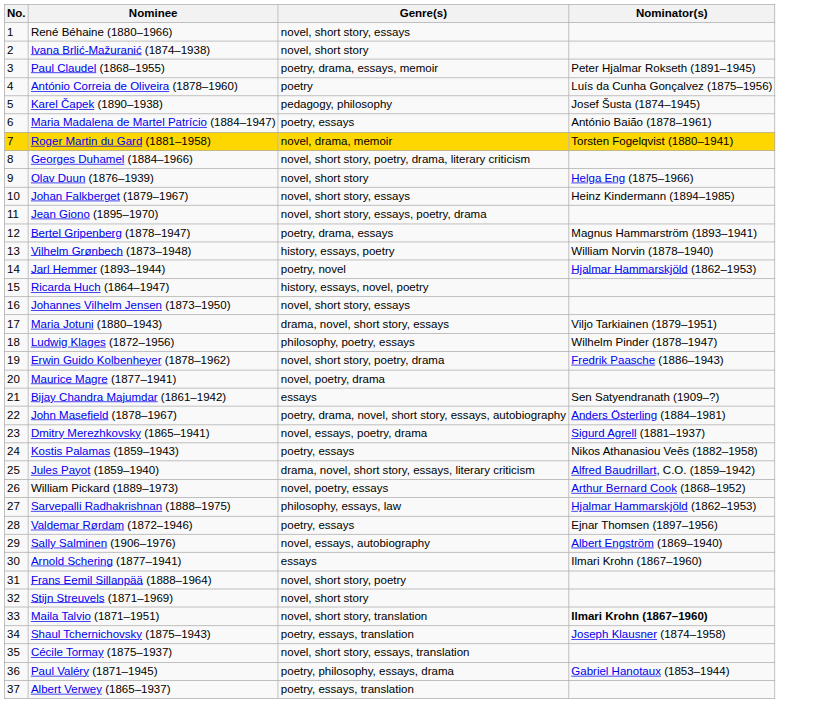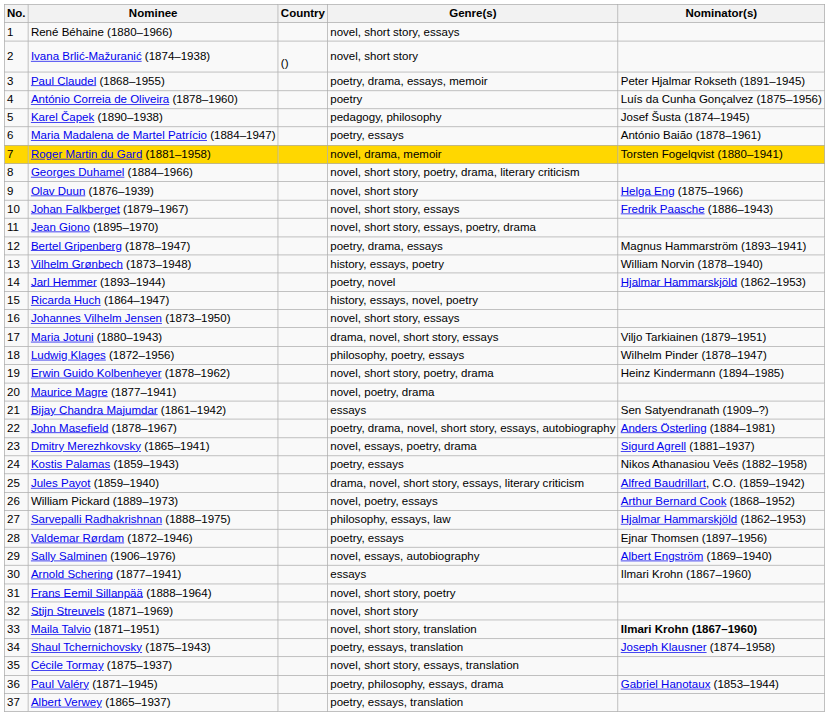+ column: (303, 13)
(653, 196) Heinz Kindermann (1894–1985) -> (697, 209) Fredrik Paasche (1886–1943)
(647, 360) Fredrik Paasche (1886–1943) -> (702, 373) Heinz Kindermann (1894–1985)
